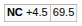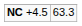(64, 13) 69.5 -> (64, 13) 63.3
